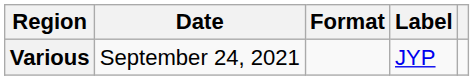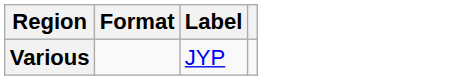- column: (200, 22)
